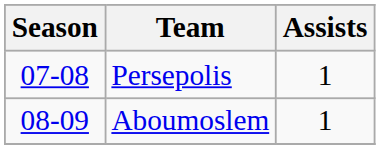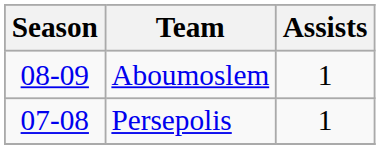rows swapped: (172, 74) <-> (190, 120)
